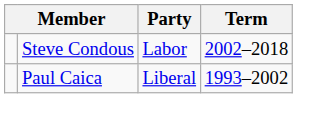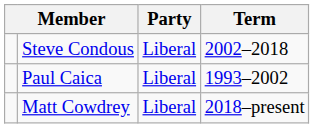(165, 48) Labor -> (169, 48) Liberal
+ row: (76, 107)
